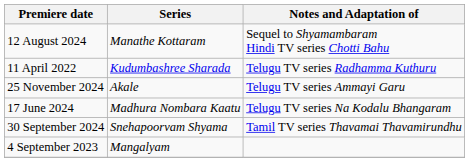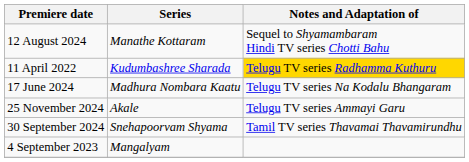(341, 68) no background -> (341, 68) gold background
rows swapped: (41, 107) <-> (55, 87)
